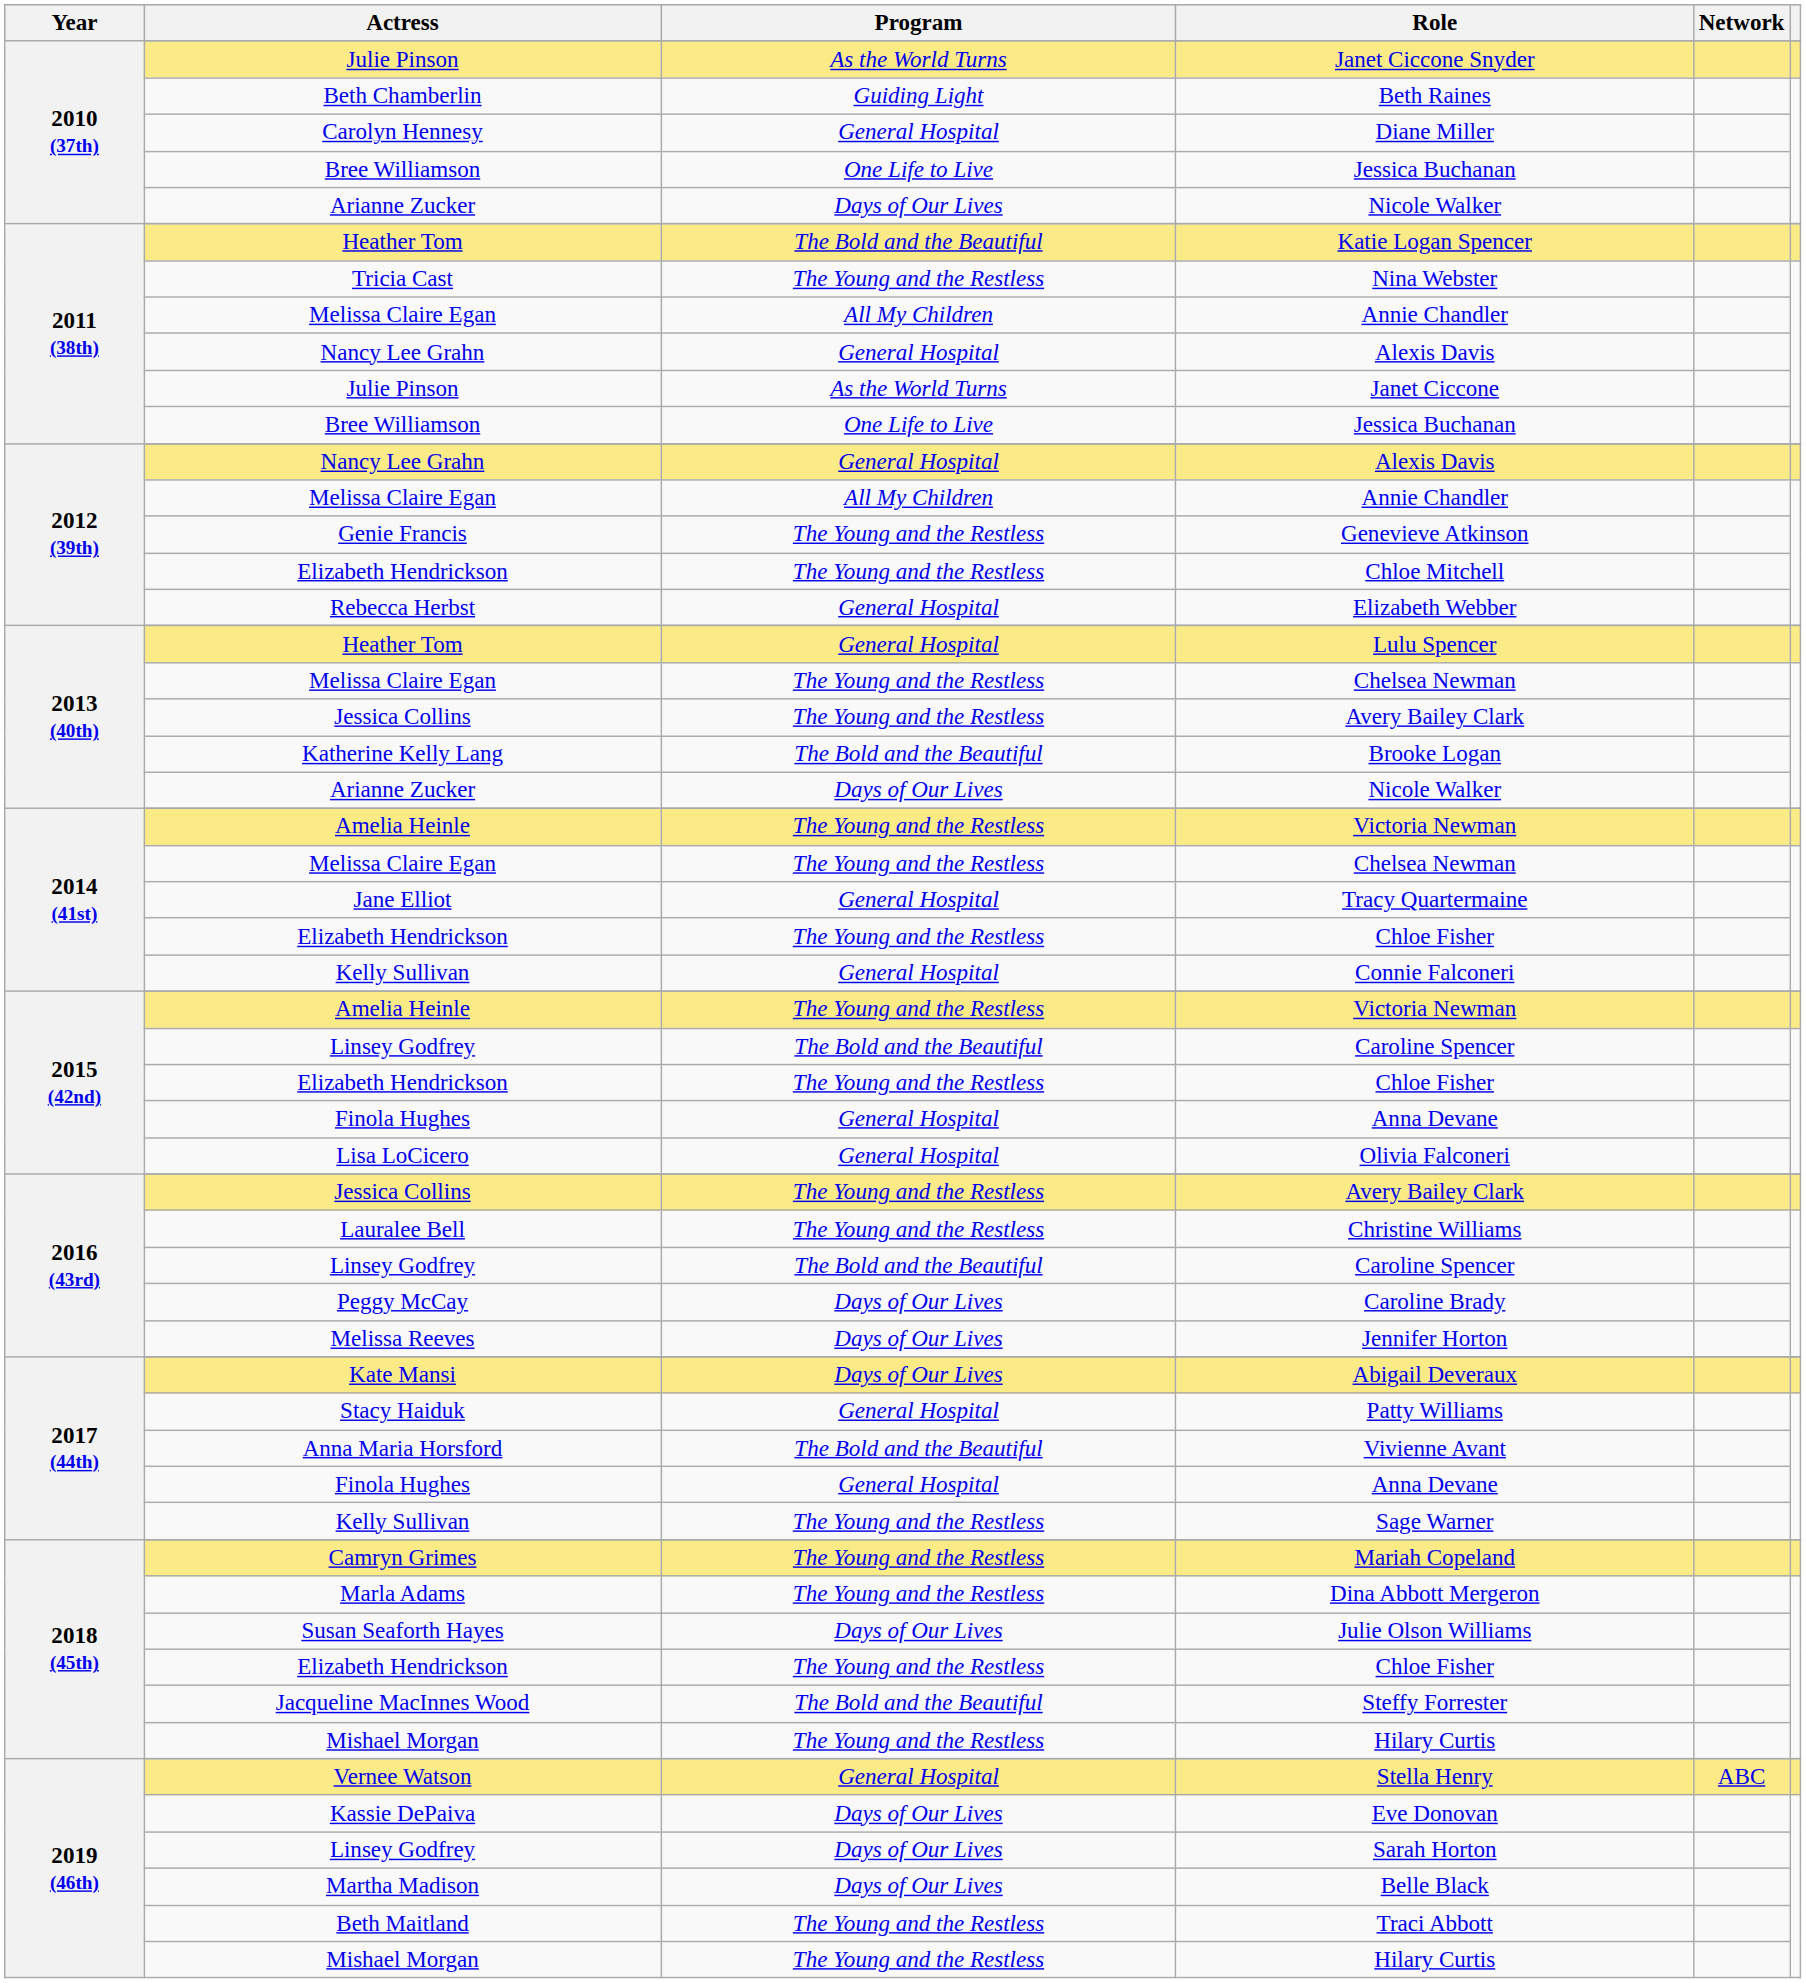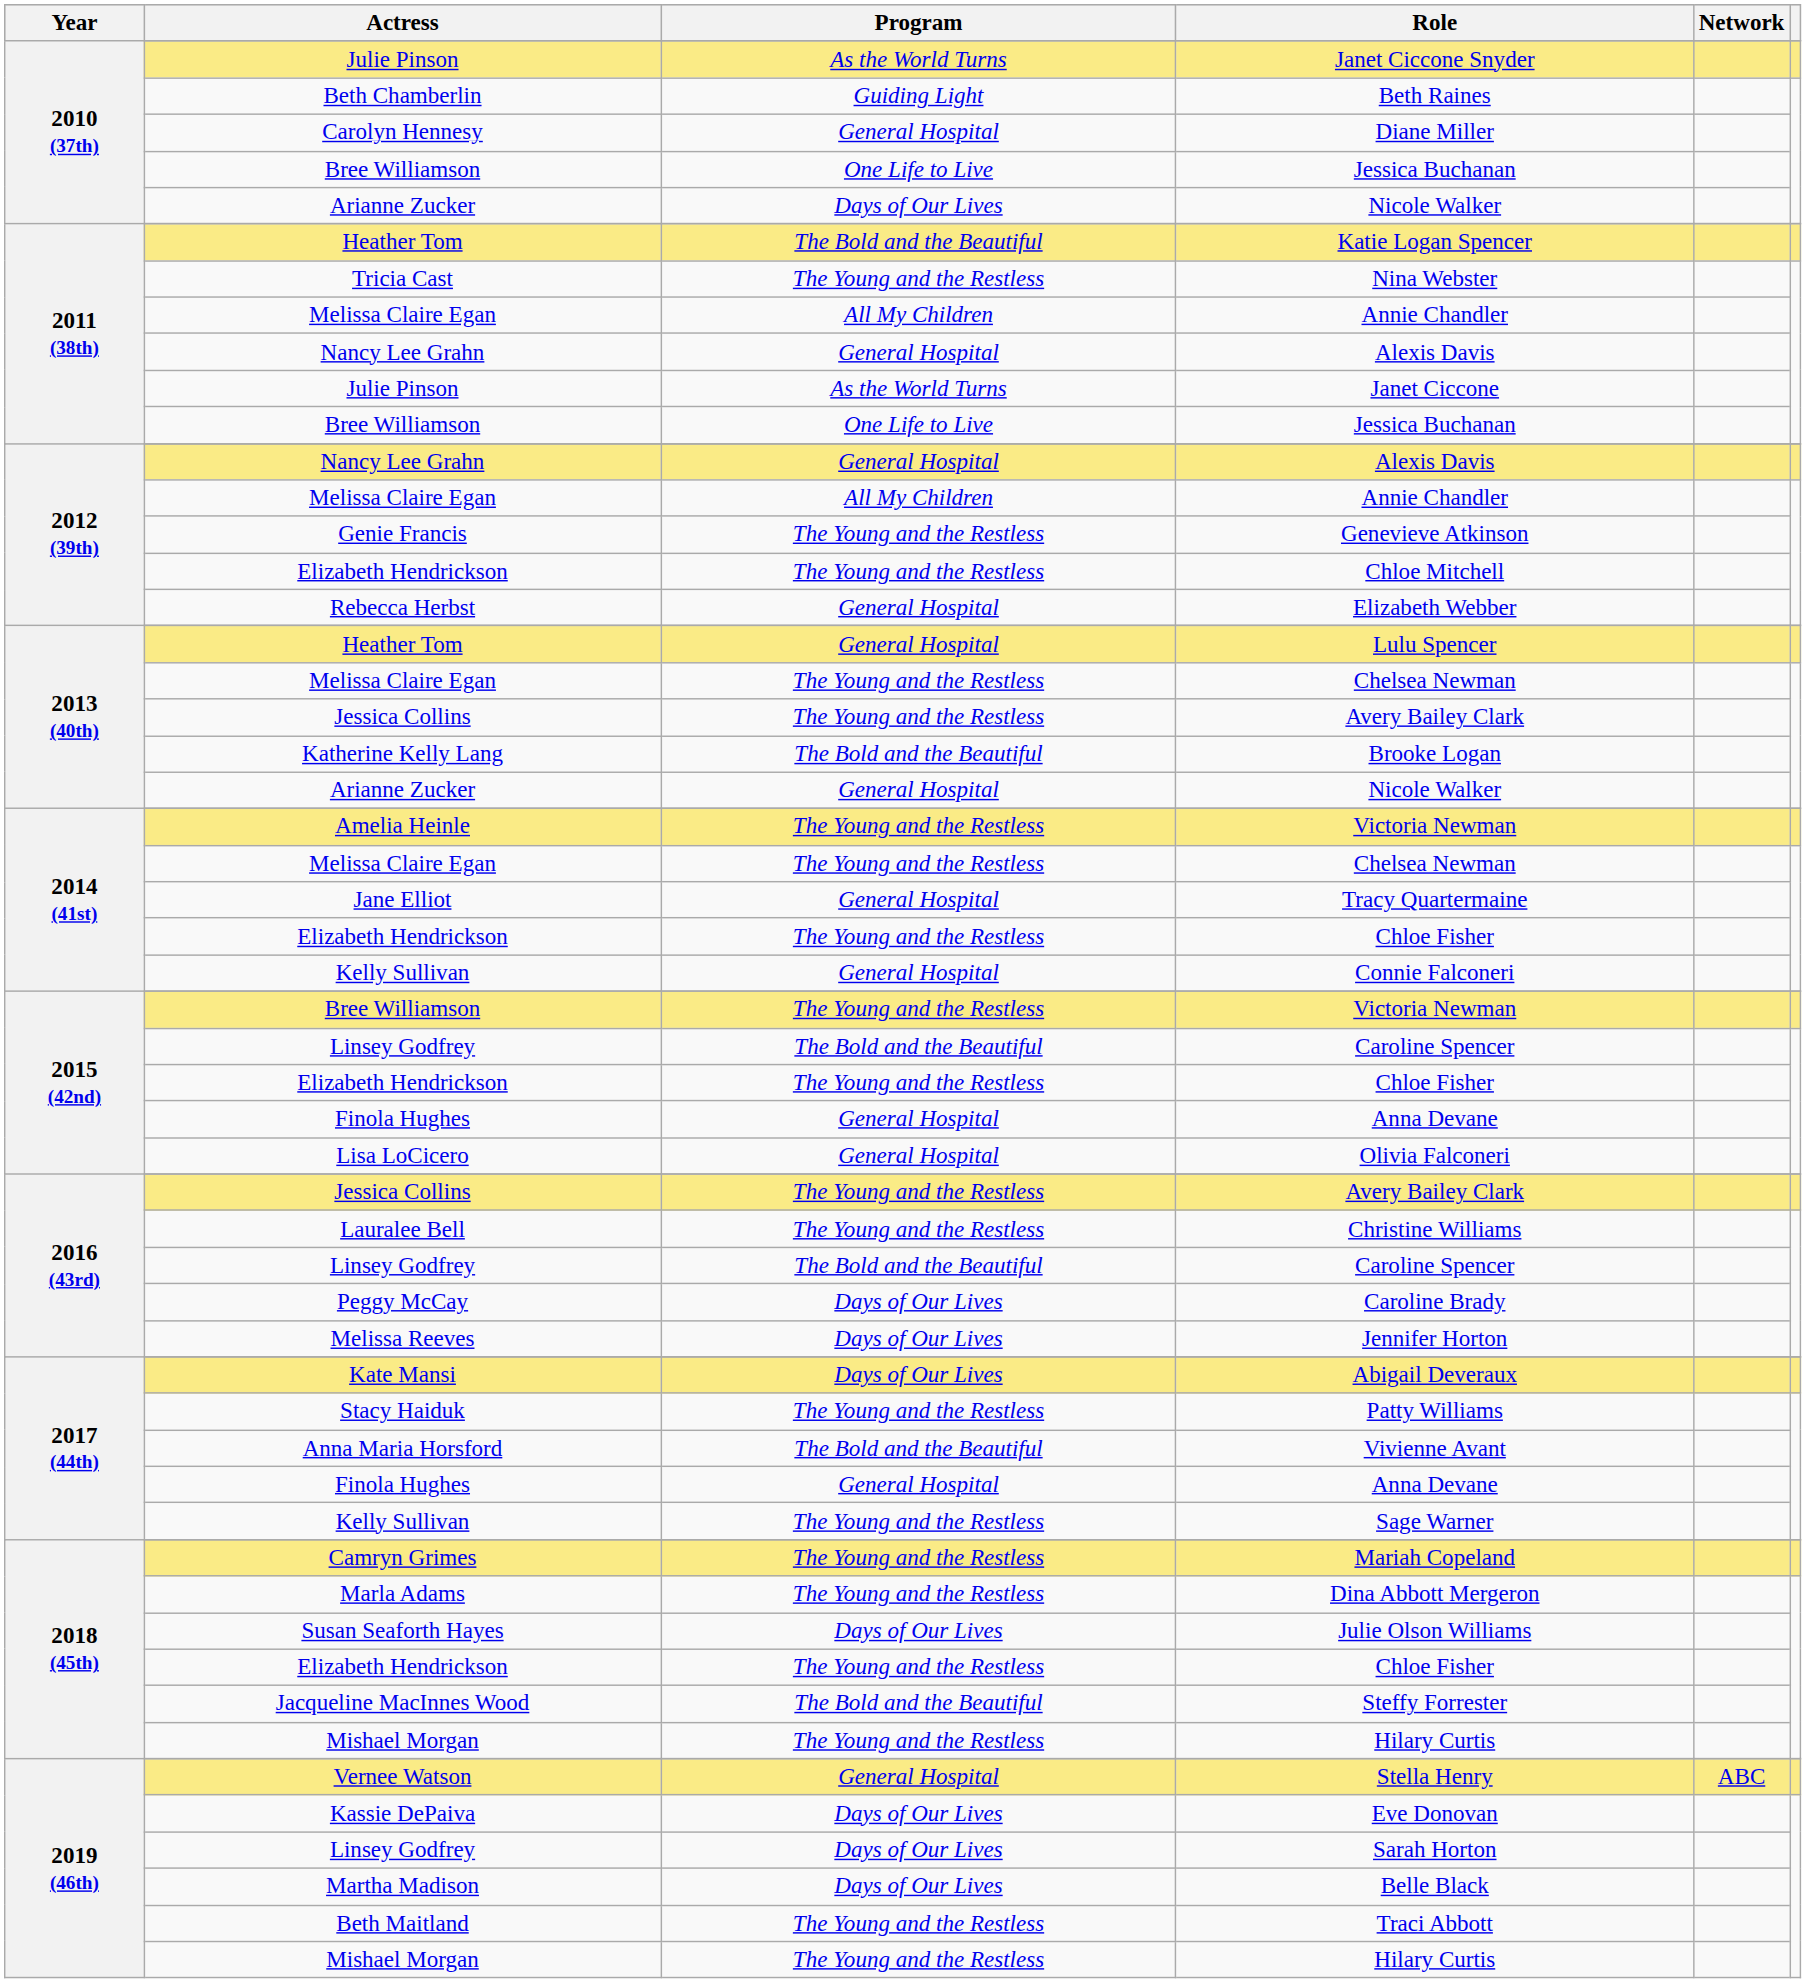(919, 790) Days of Our Lives -> (919, 790) General Hospital
(402, 1009) Amelia Heinle -> (402, 1009) Bree Williamson
(919, 1411) General Hospital -> (919, 1411) The Young and the Restless
